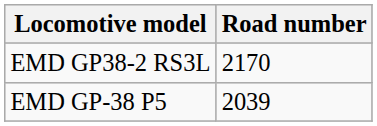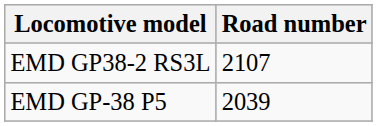(246, 62) 2170 -> (246, 62) 2107
